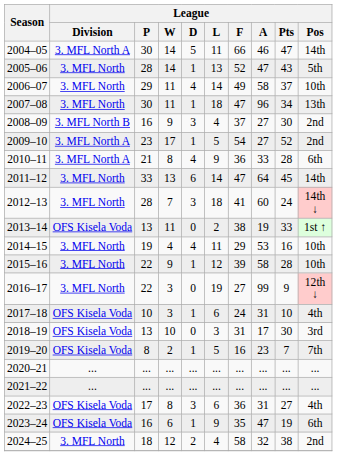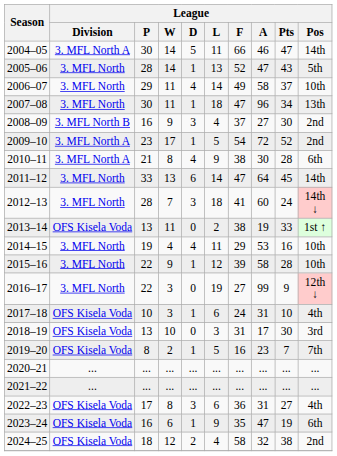(263, 141) 27 -> (263, 141) 72
(240, 159) 36 -> (240, 159) 38
(263, 159) 33 -> (263, 159) 30
(92, 441) 3. MFL North -> (92, 441) OFS Kisela Voda
